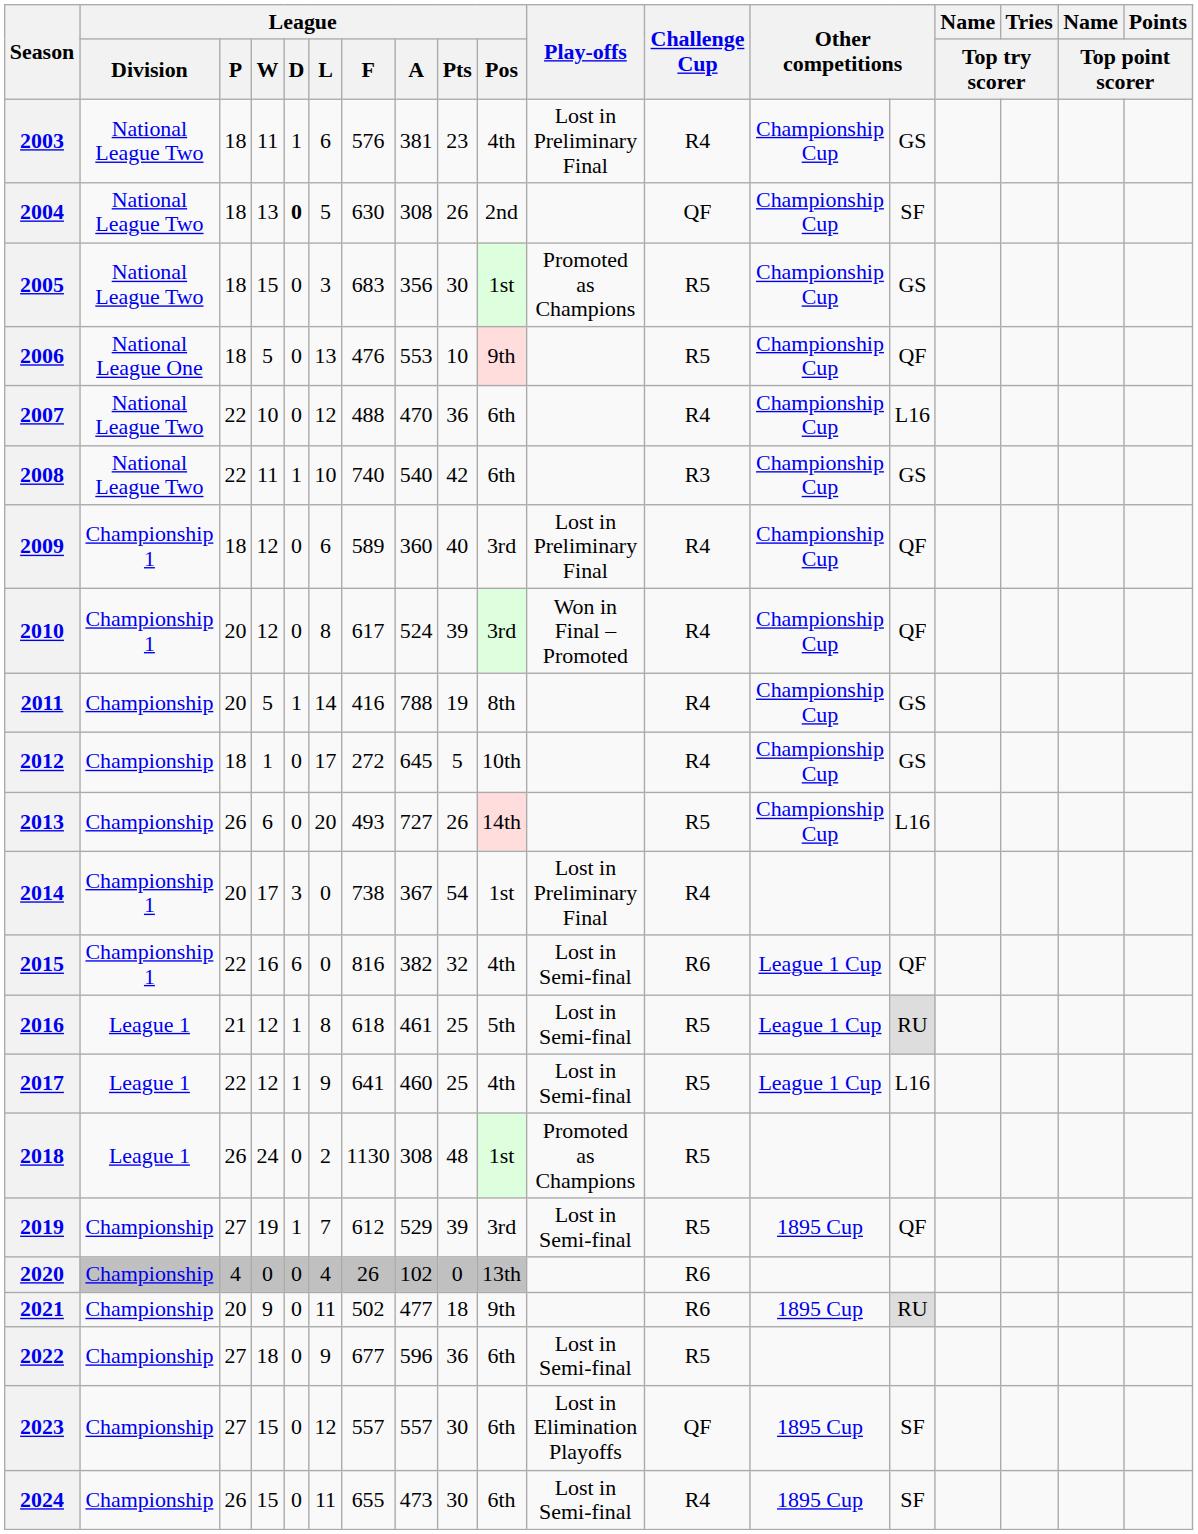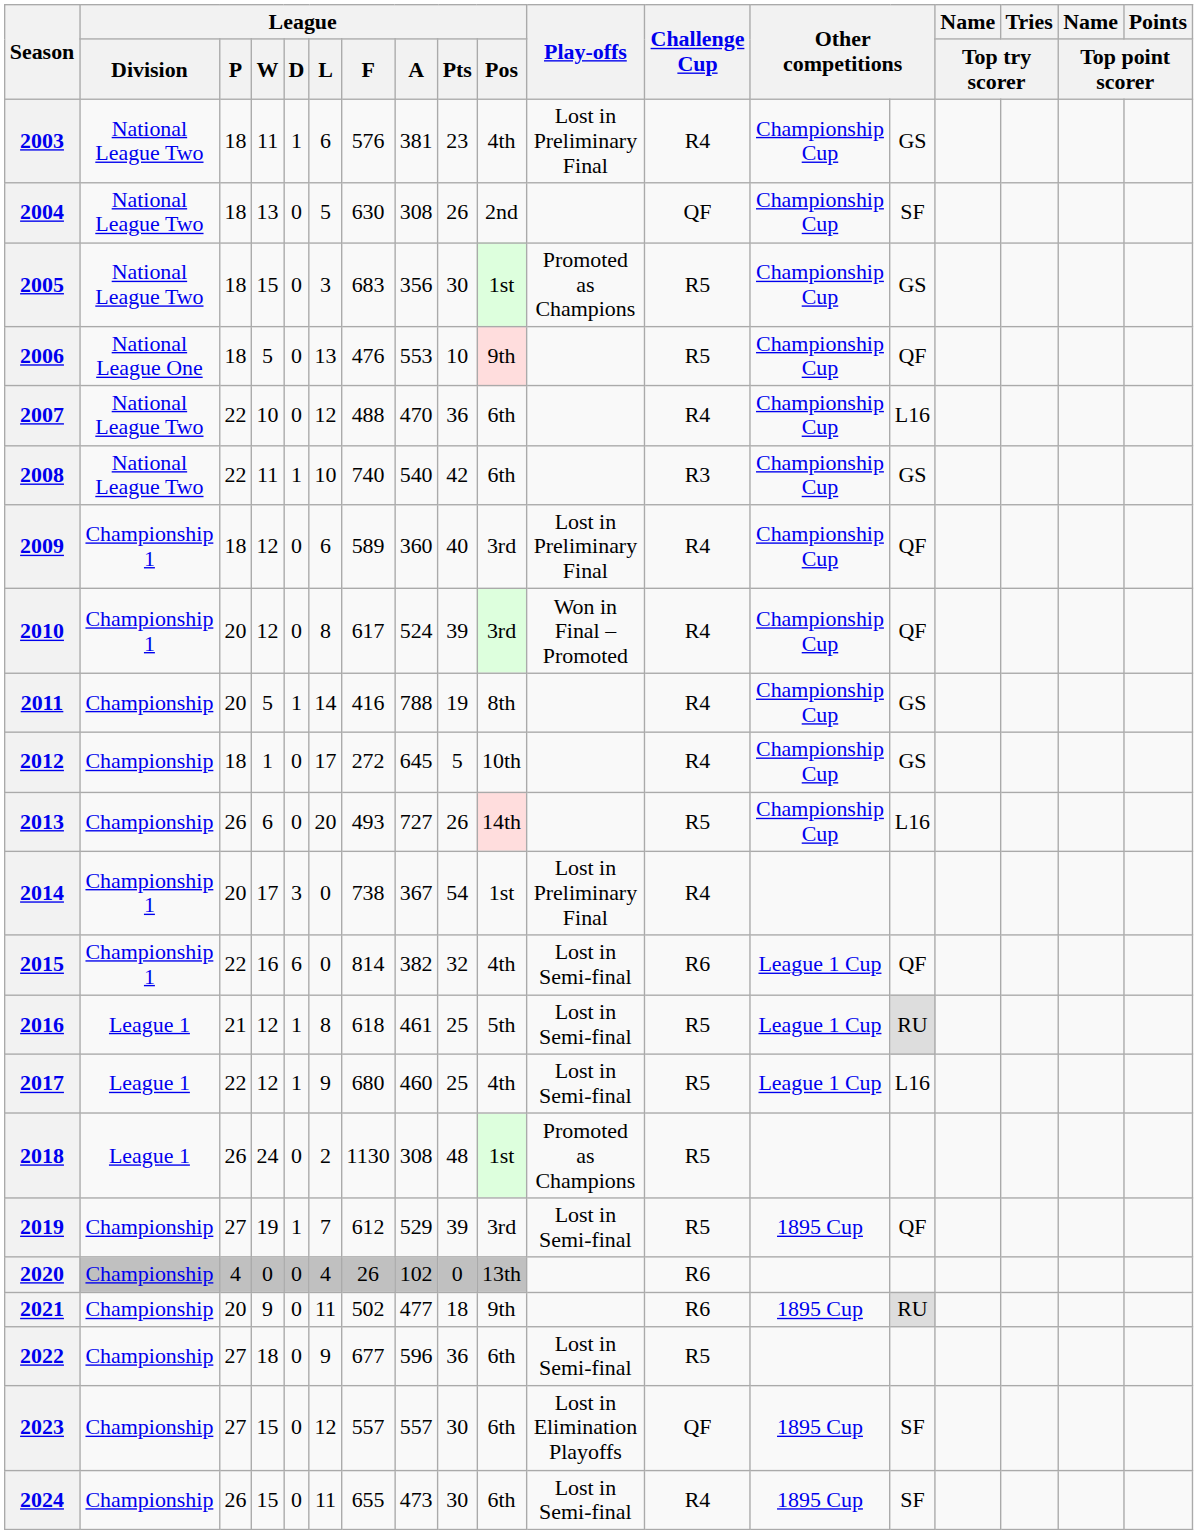(297, 212) bold -> (297, 212) normal
(368, 964) 816 -> (368, 964) 814
(368, 1083) 641 -> (368, 1083) 680
